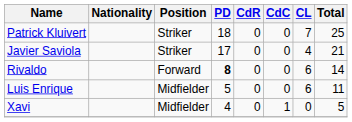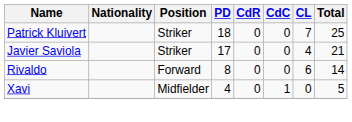(227, 70) bold -> (227, 70) normal
- row: (40, 88)
